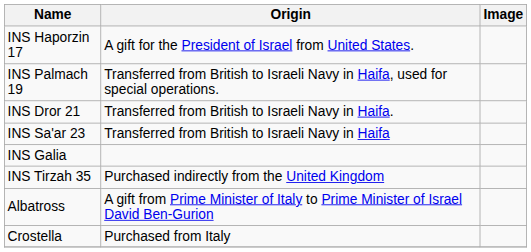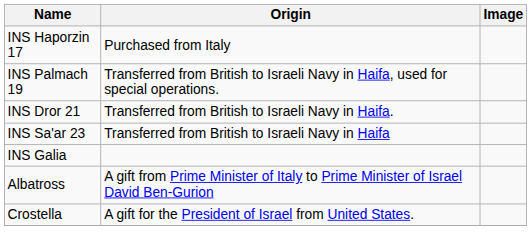(259, 44) A gift for the President of Israel from United States. -> (167, 44) Purchased from Italy
- row: (49, 177)
(167, 236) Purchased from Italy -> (259, 214) A gift for the President of Israel from United States.
